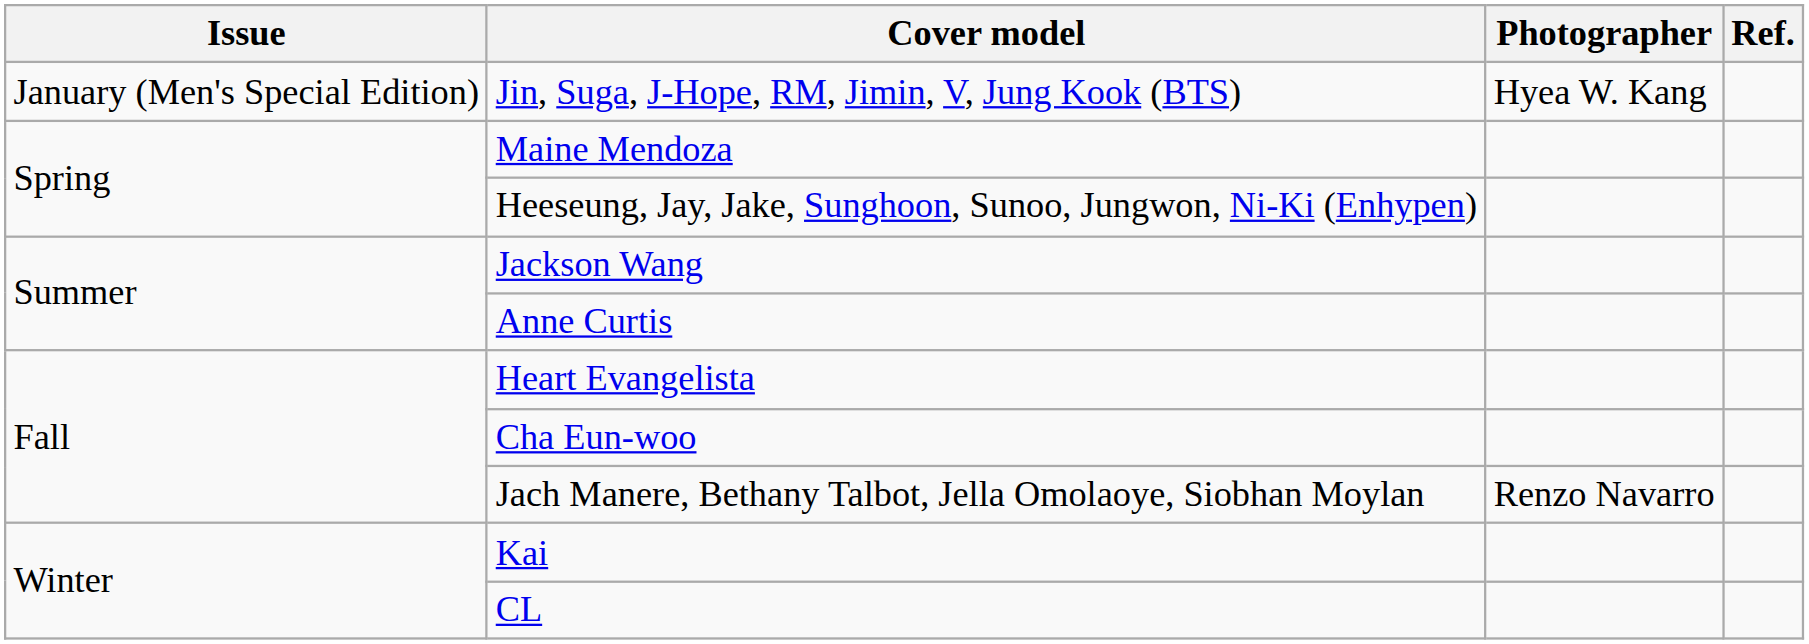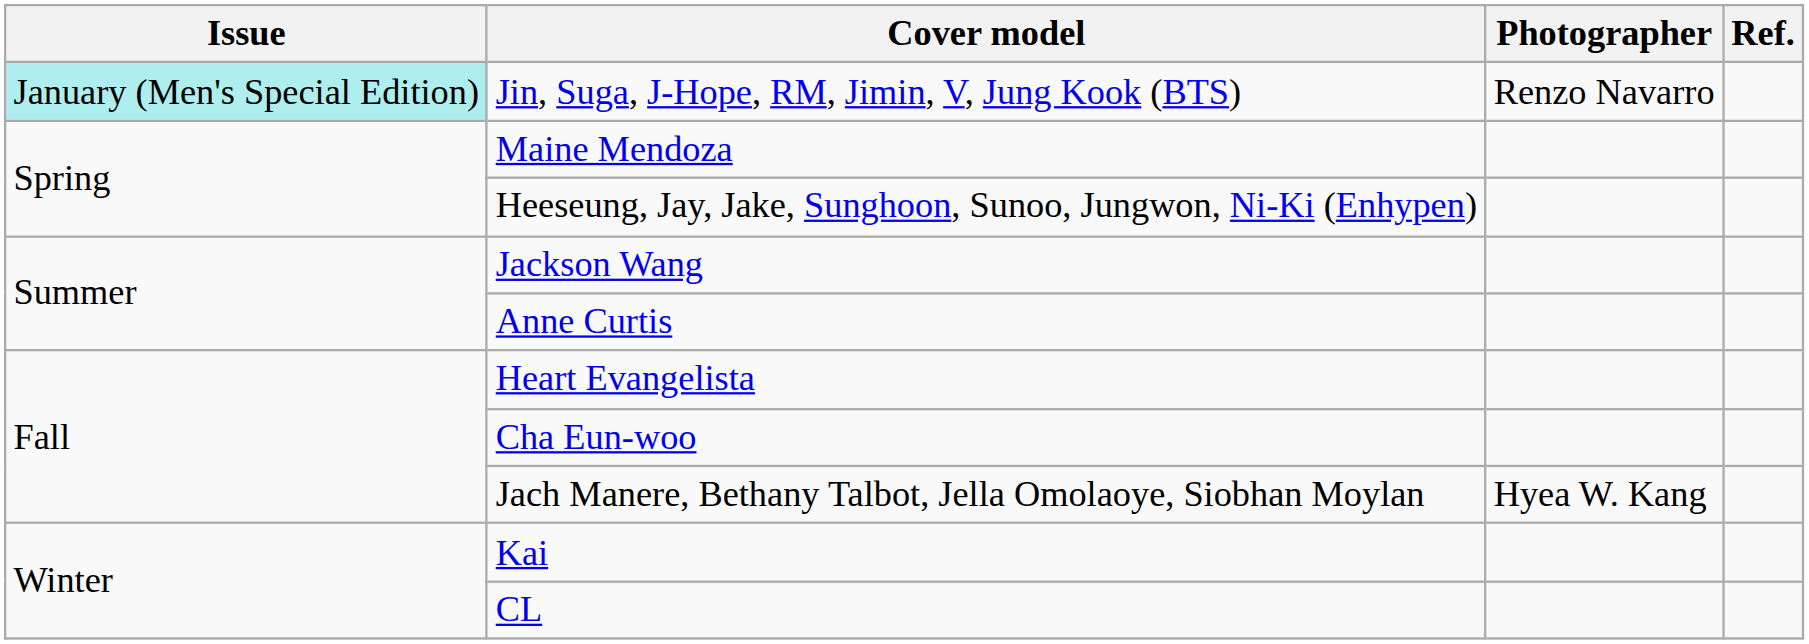(246, 90) no background -> (246, 90) paleturquoise background
(1600, 90) Hyea W. Kang -> (1604, 90) Renzo Navarro
(1604, 494) Renzo Navarro -> (1600, 494) Hyea W. Kang
